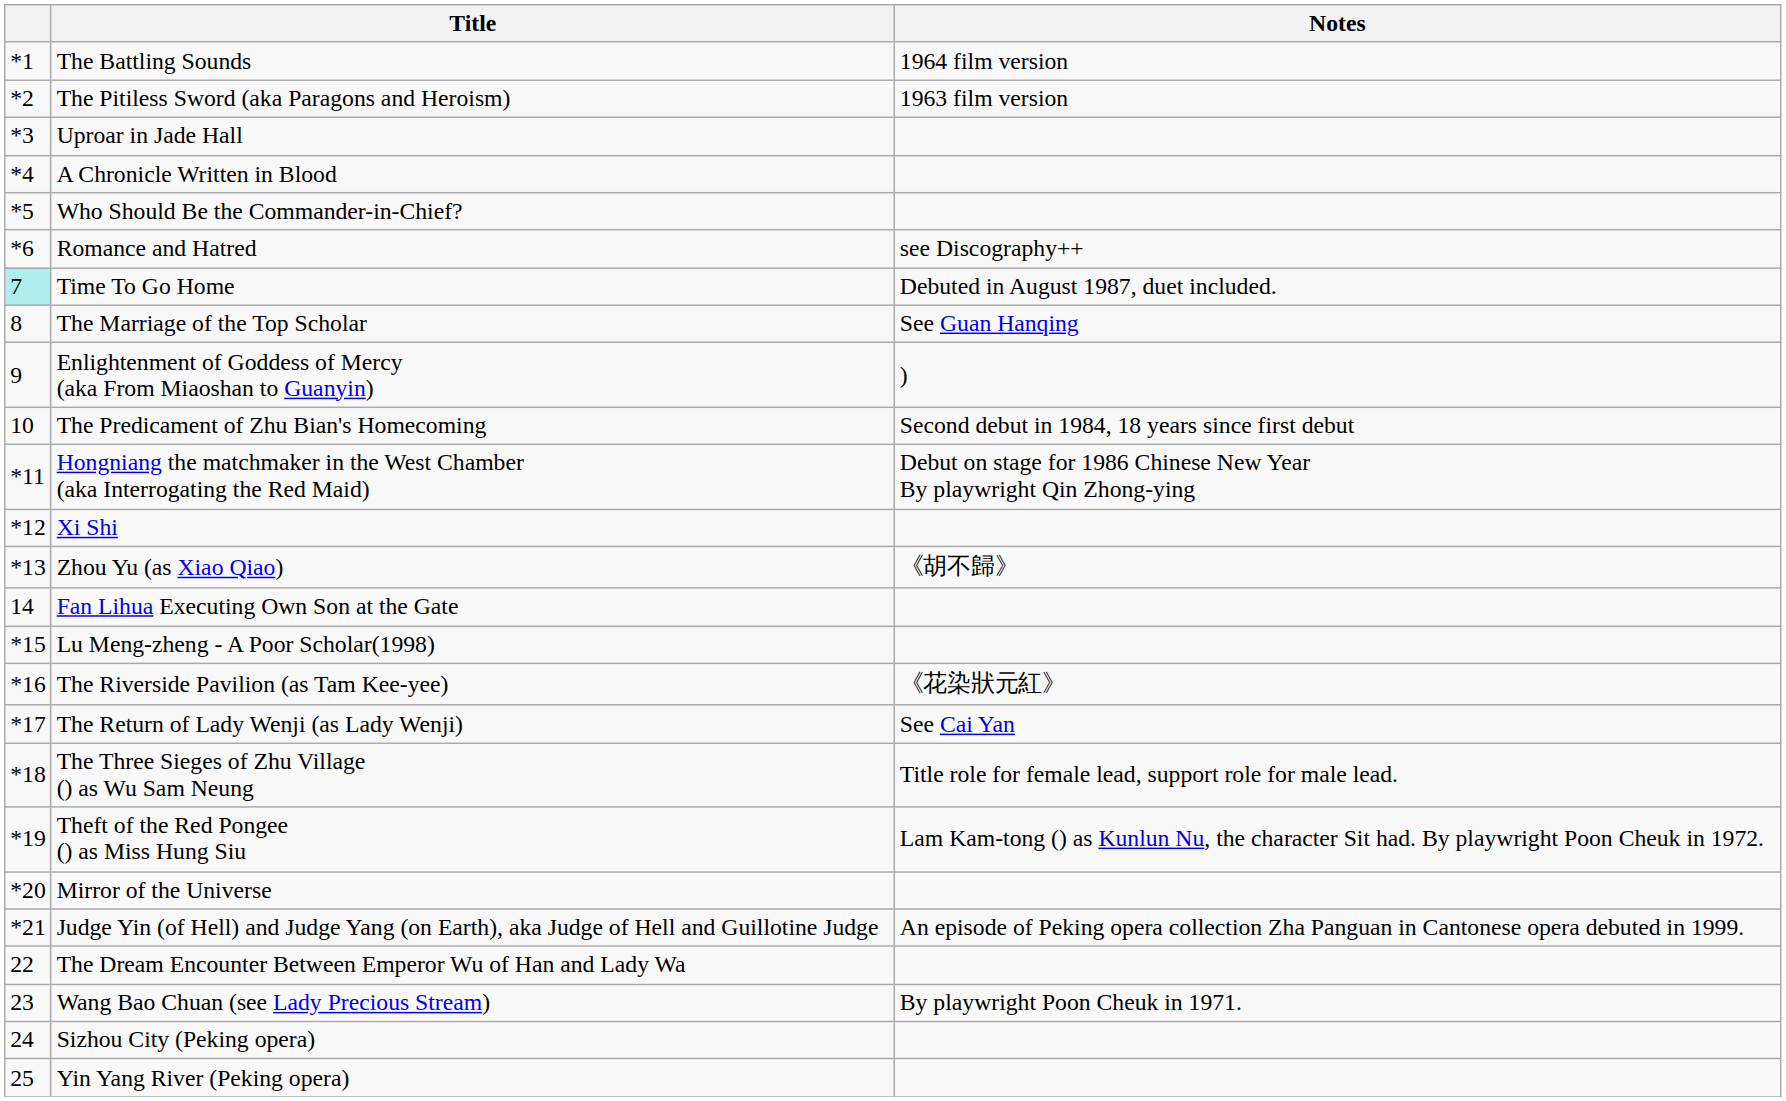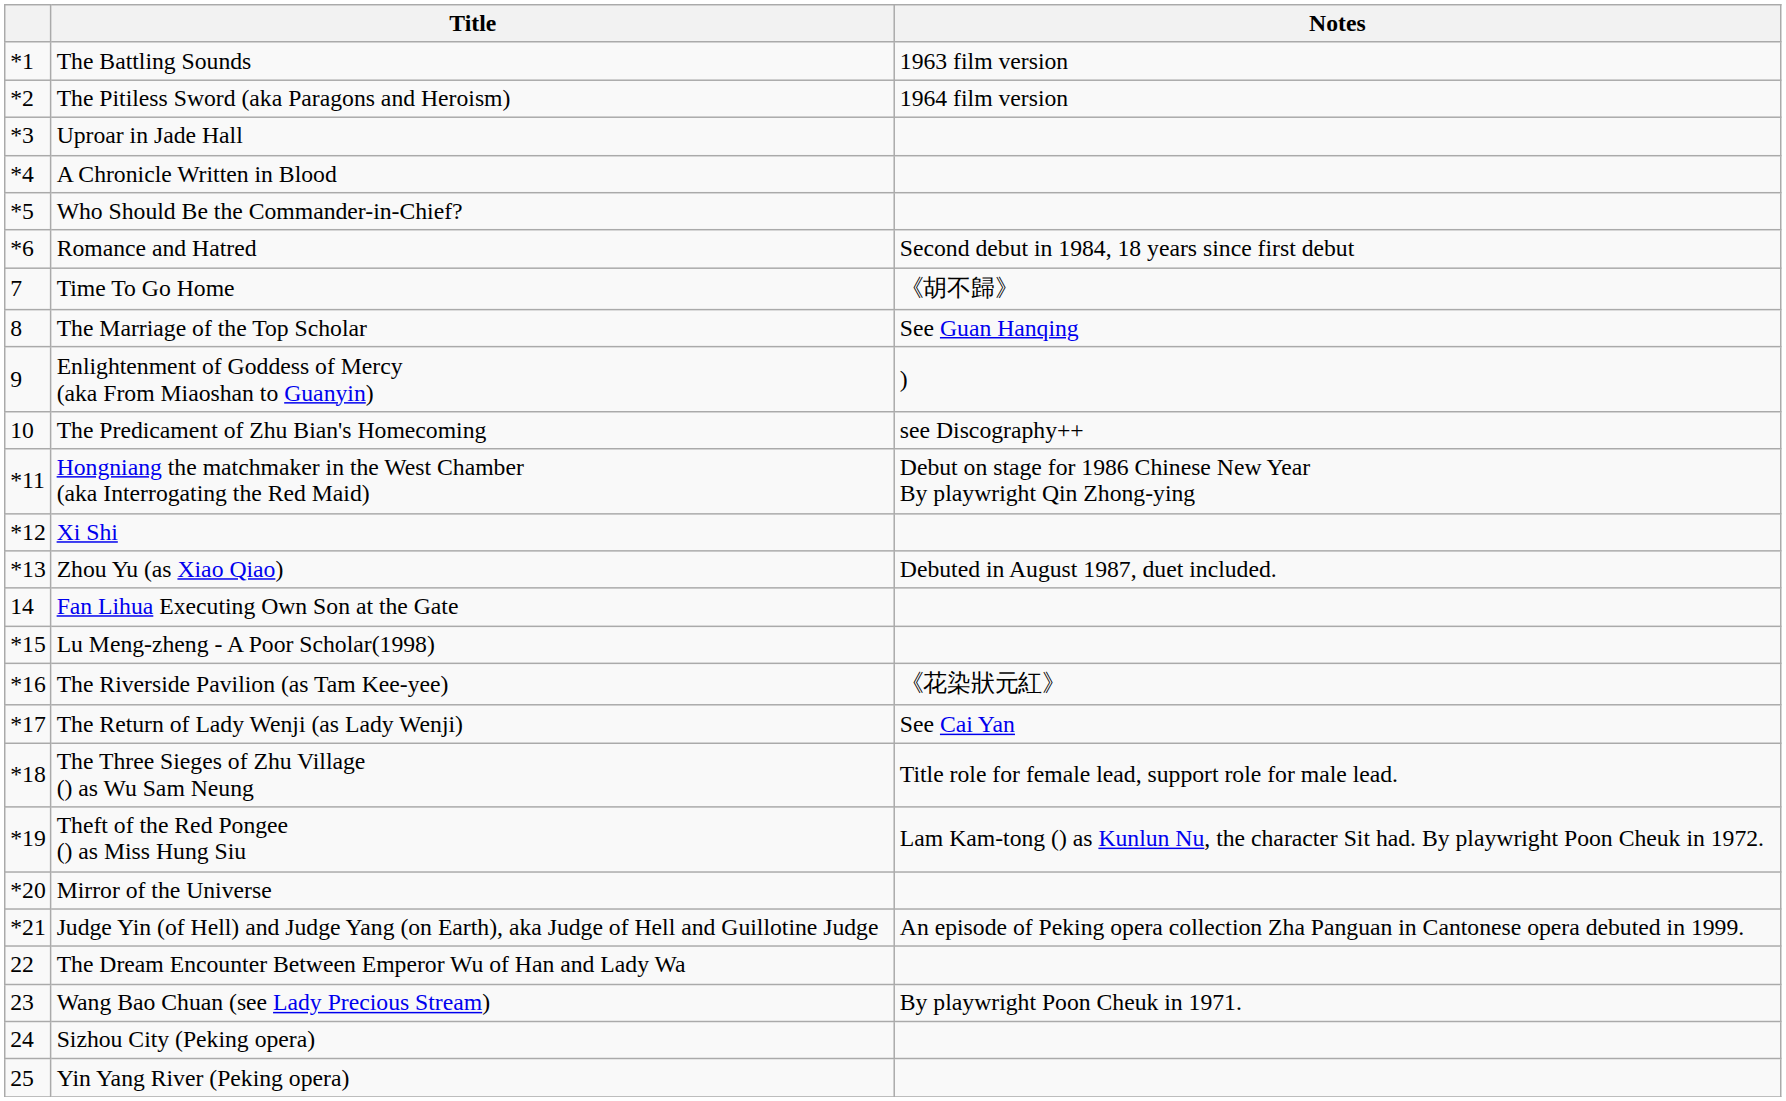(984, 60) 1964 film version -> (984, 60) 1963 film version
(984, 98) 1963 film version -> (984, 98) 1964 film version
(992, 248) see Discography++ -> (1127, 248) Second debut in 1984, 18 years since first debut
(16, 286) paleturquoise background -> (16, 288) no background
(1088, 286) Debuted in August 1987, duet included. -> (959, 287) 《胡不歸》
(1127, 425) Second debut in 1984, 18 years since first debut -> (992, 429) see Discography++
(959, 566) 《胡不歸》 -> (1088, 569) Debuted in August 1987, duet included.
